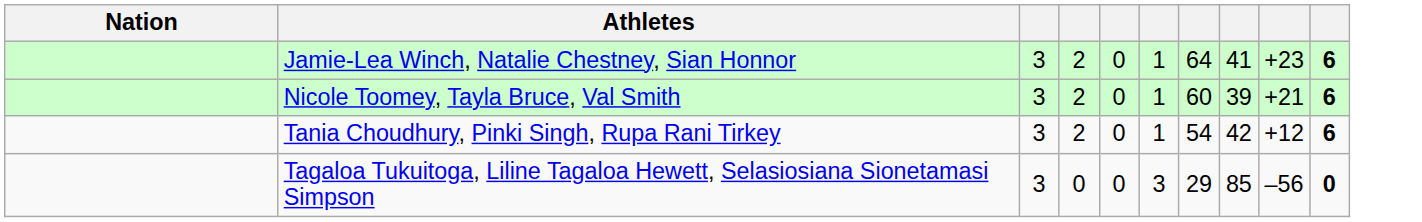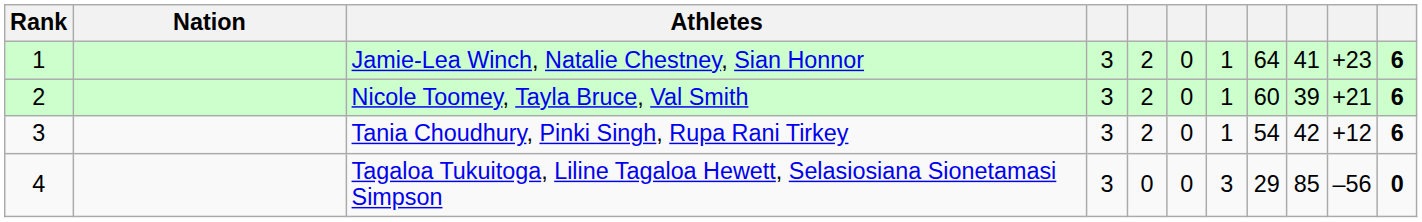+ column: (39, 23)
